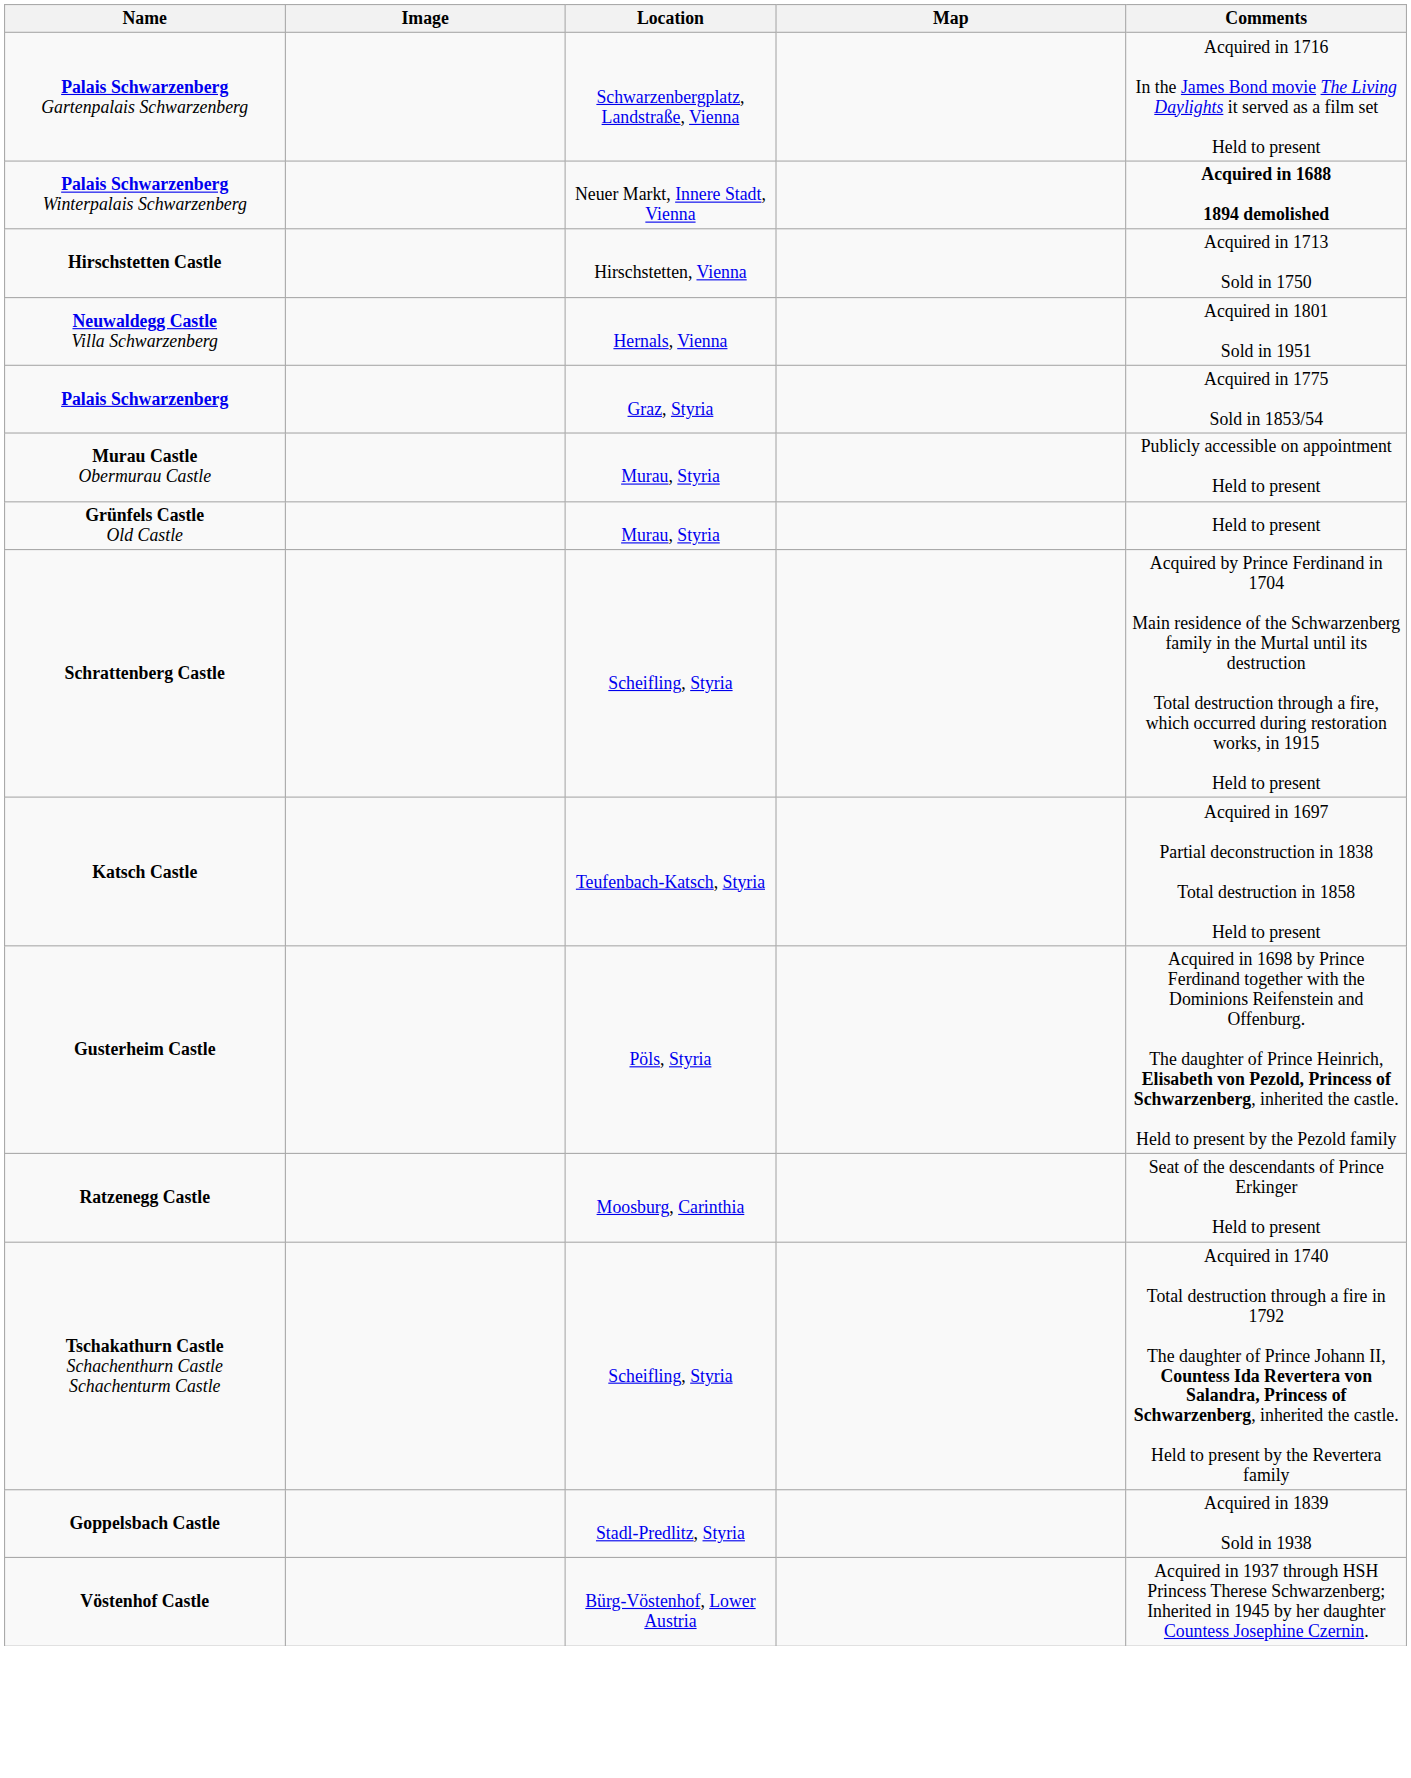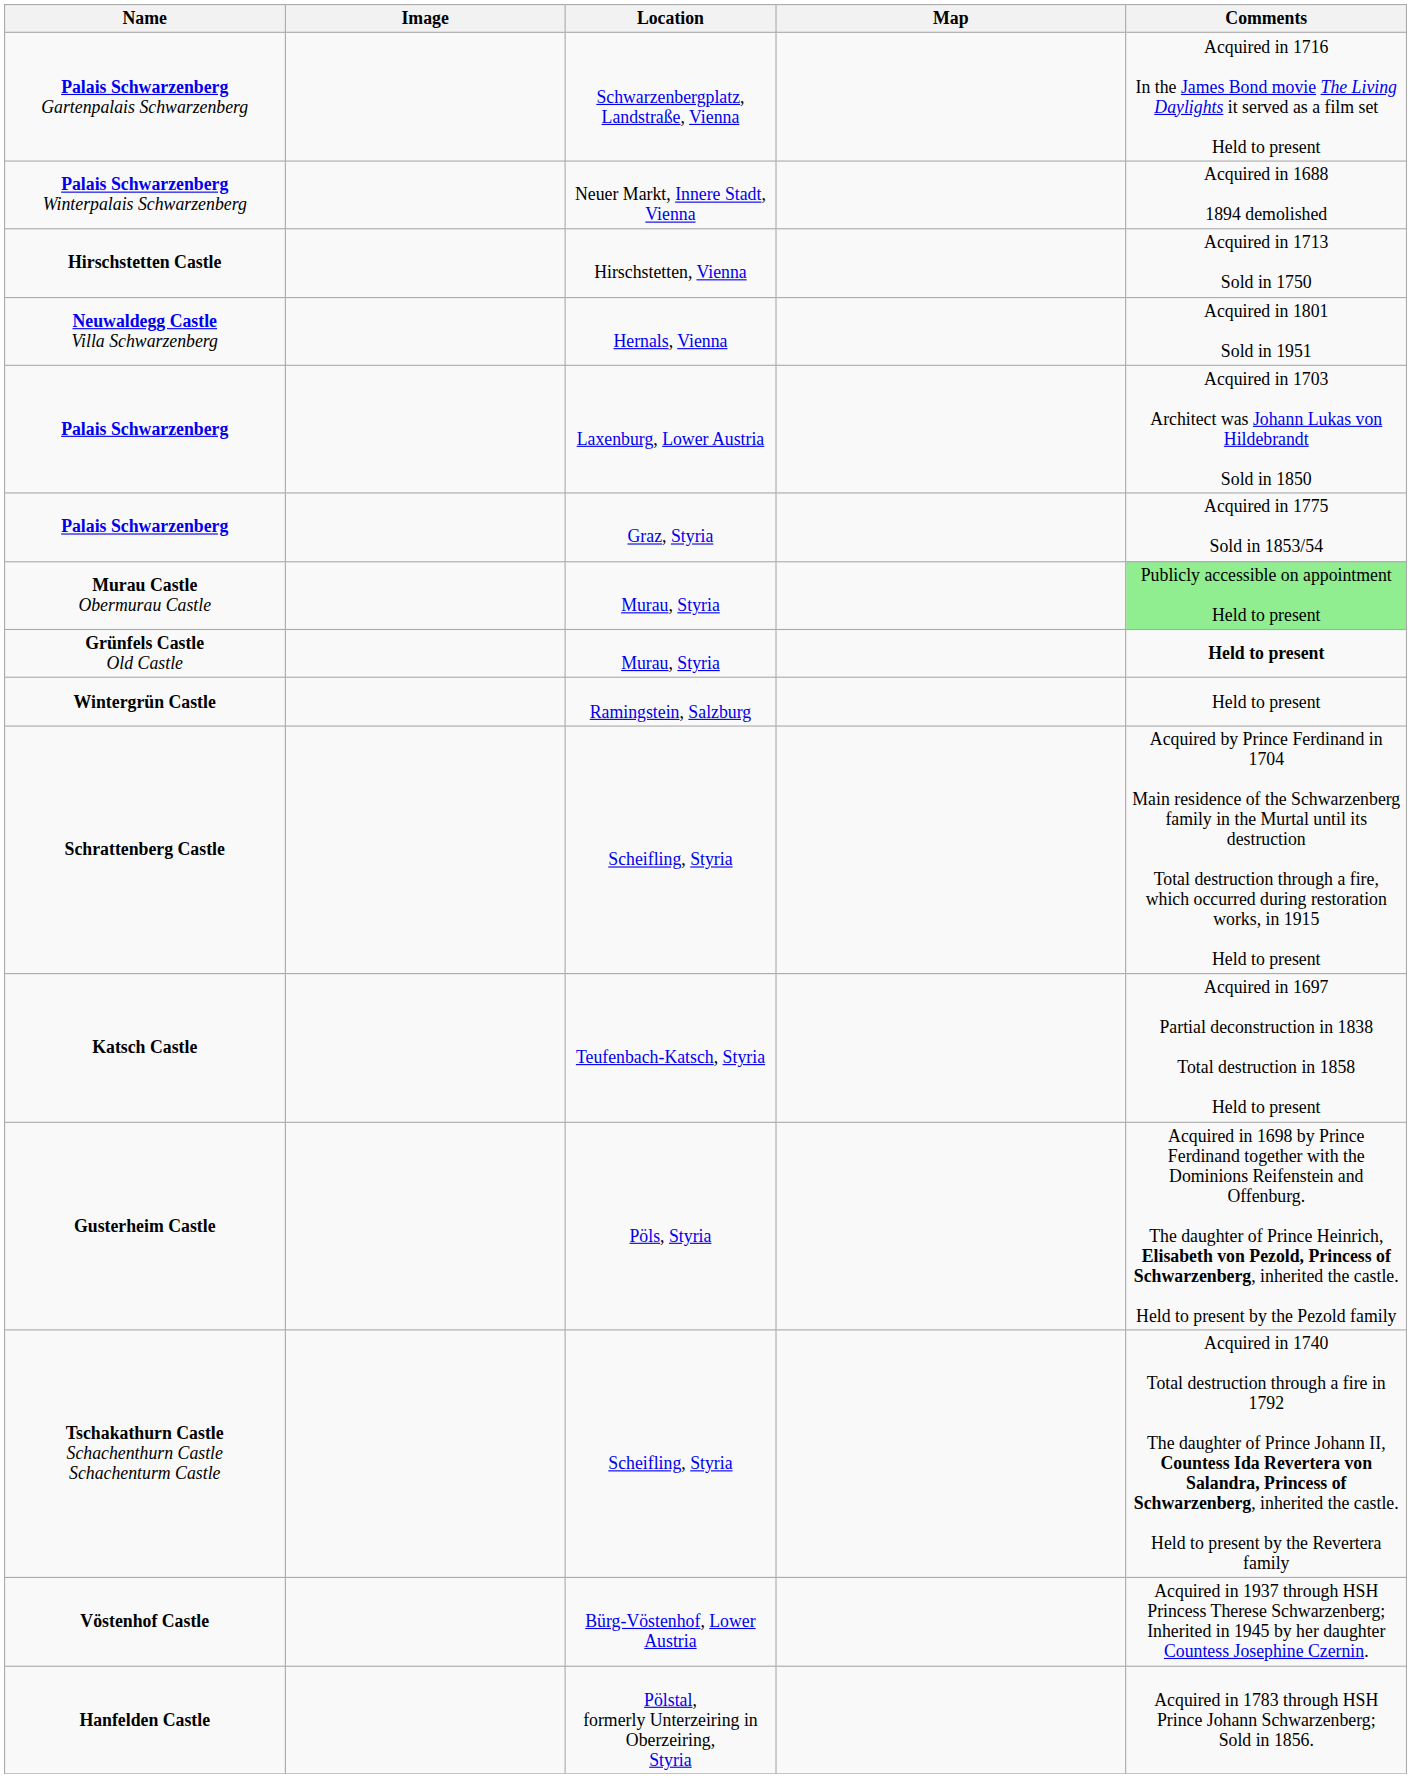(1266, 194) bold -> (1266, 194) normal
+ row: (145, 429)
(1266, 467) no background -> (1266, 595) lightgreen background
(1266, 525) normal -> (1266, 653) bold
+ row: (145, 701)
- row: (145, 1197)
- row: (145, 1523)
+ row: (145, 1719)
